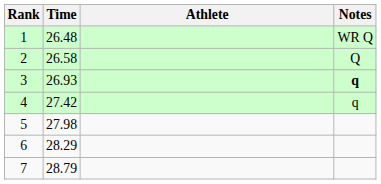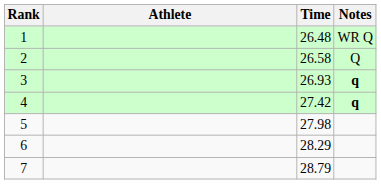columns swapped: (207, 15) <-> (62, 15)
(355, 102) normal -> (355, 102) bold
